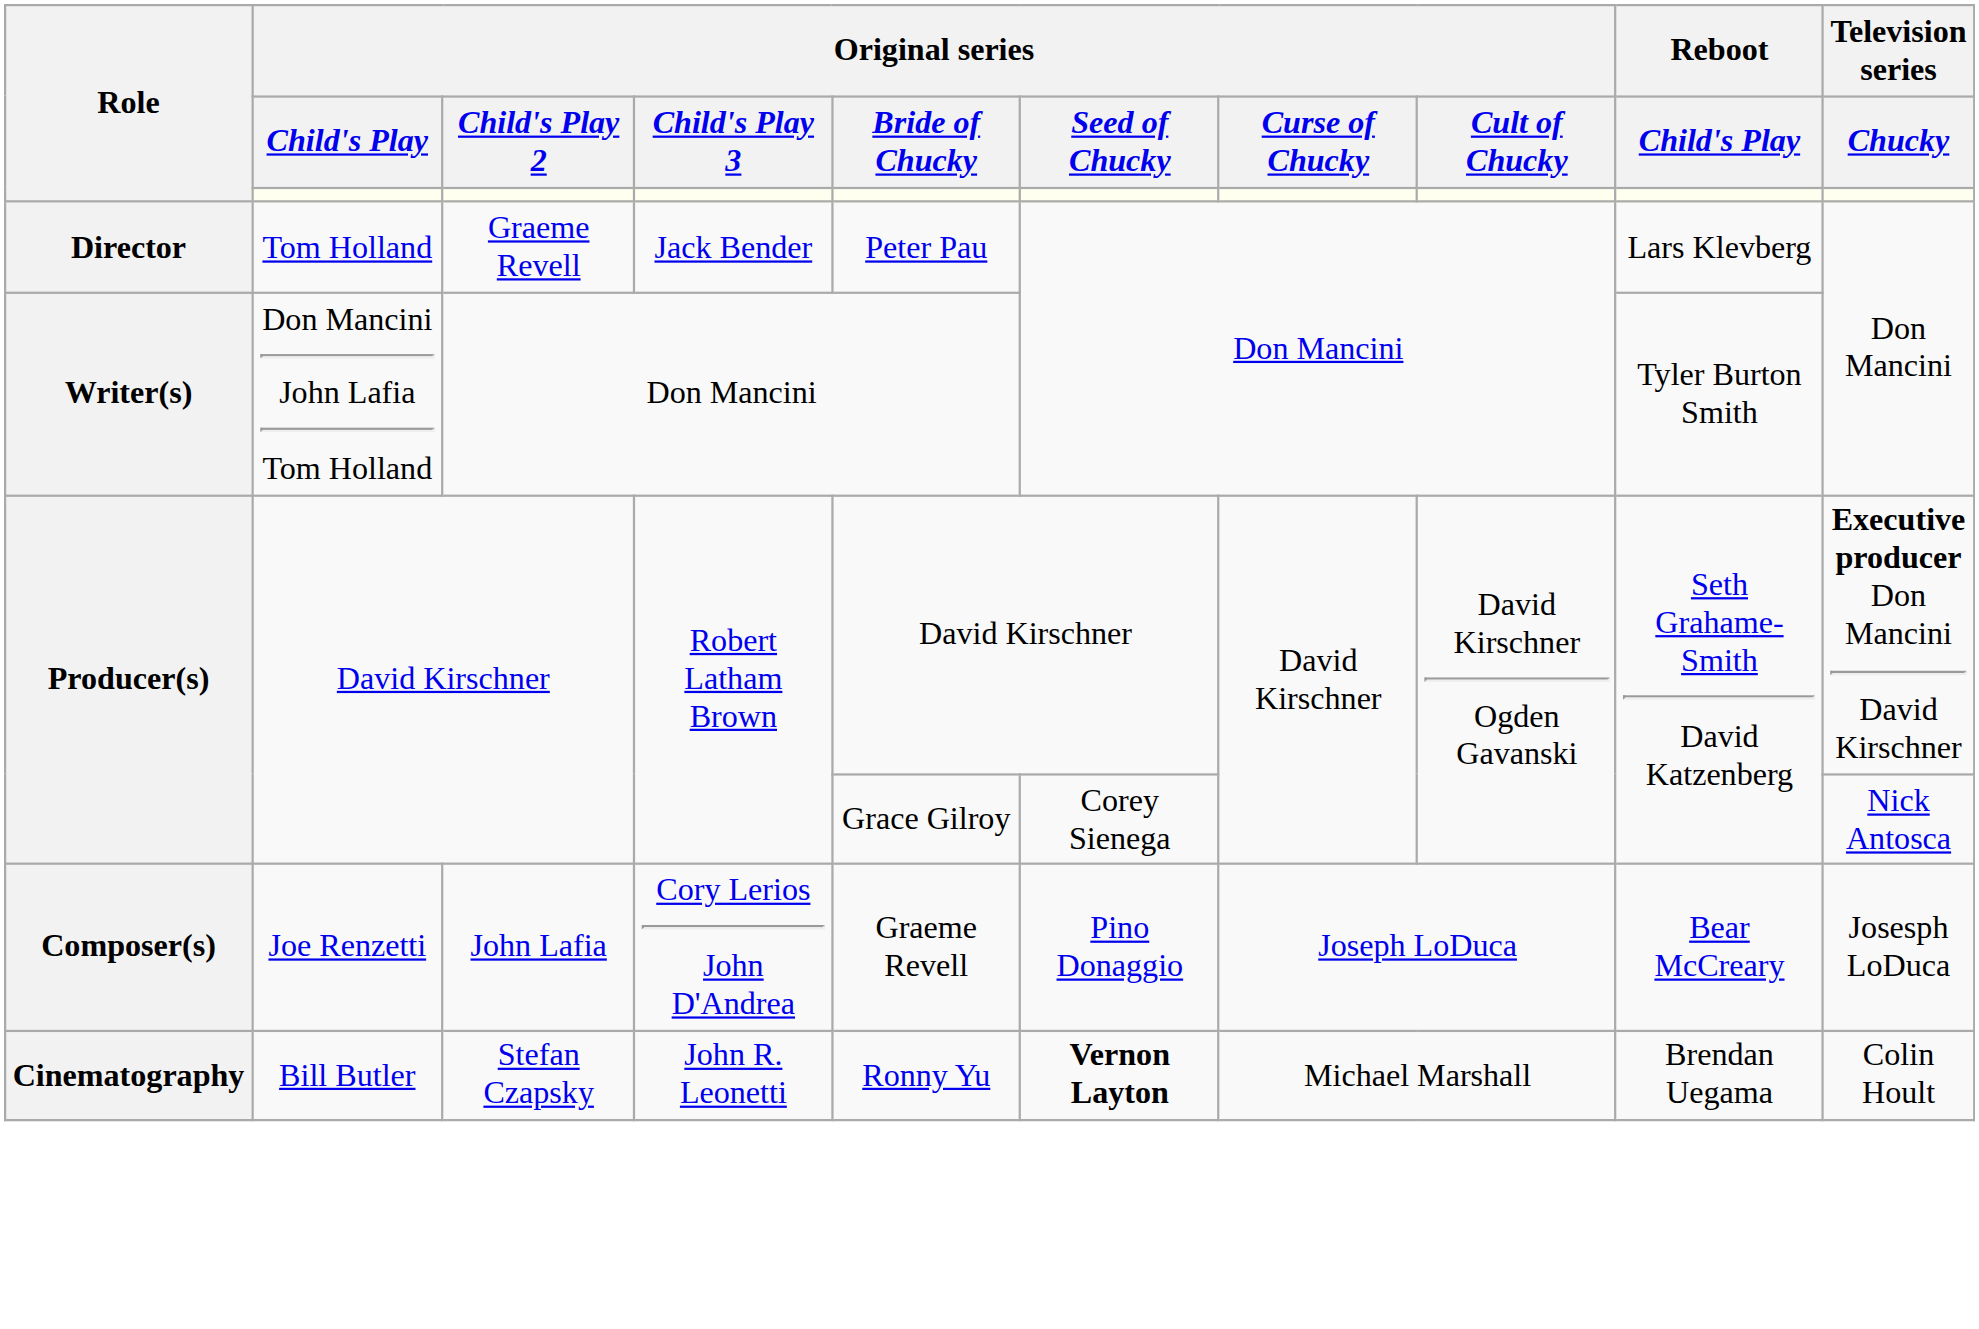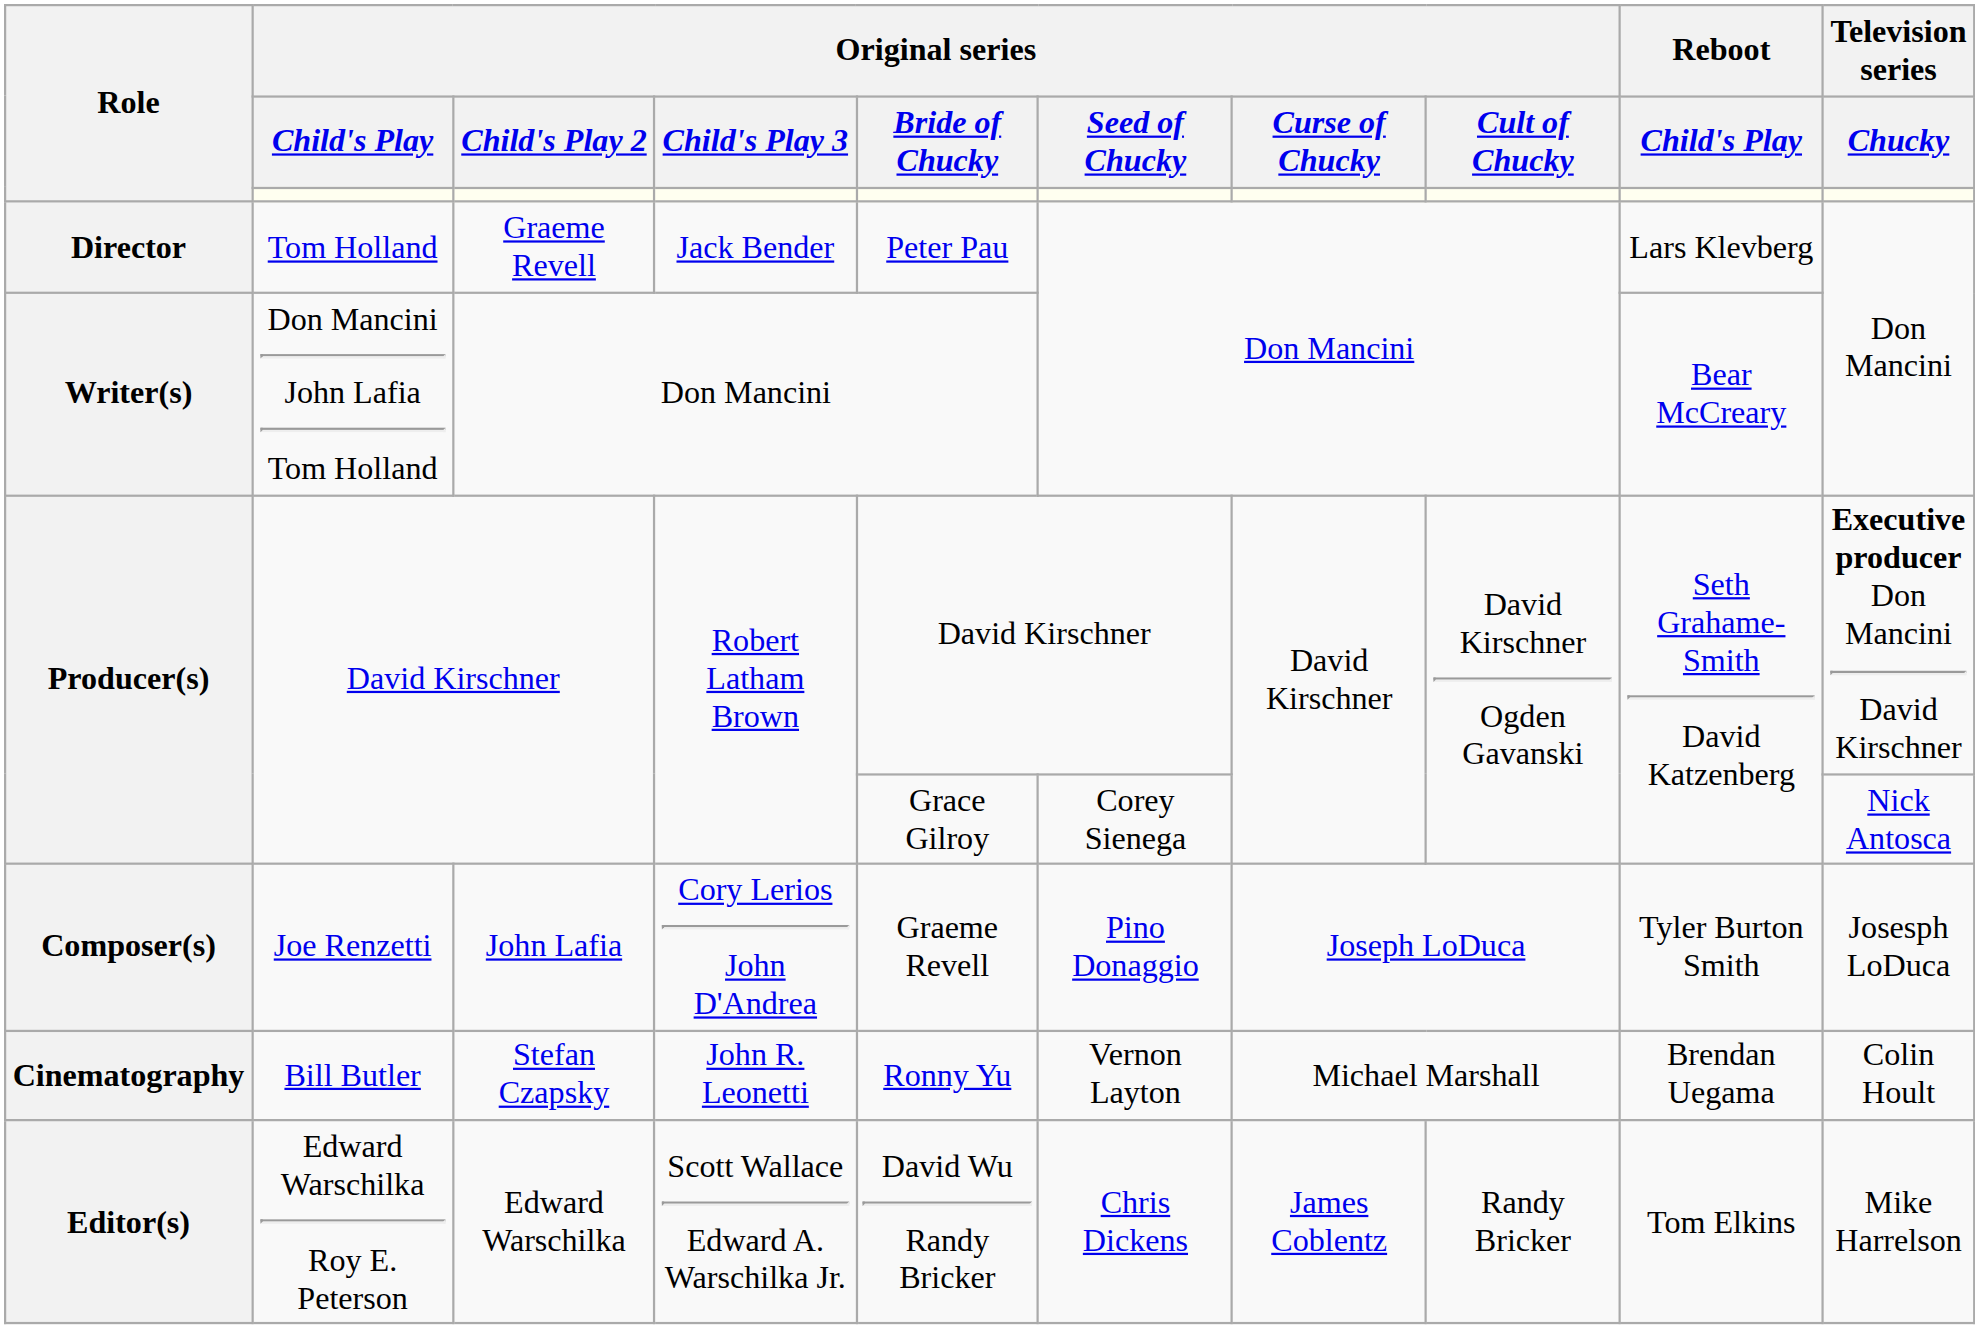(1719, 393) Tyler Burton Smith -> (1721, 393) Bear McCreary
(1719, 946) Bear McCreary -> (1721, 946) Tyler Burton Smith
(1120, 1075) bold -> (1135, 1075) normal
+ row: (129, 1222)
